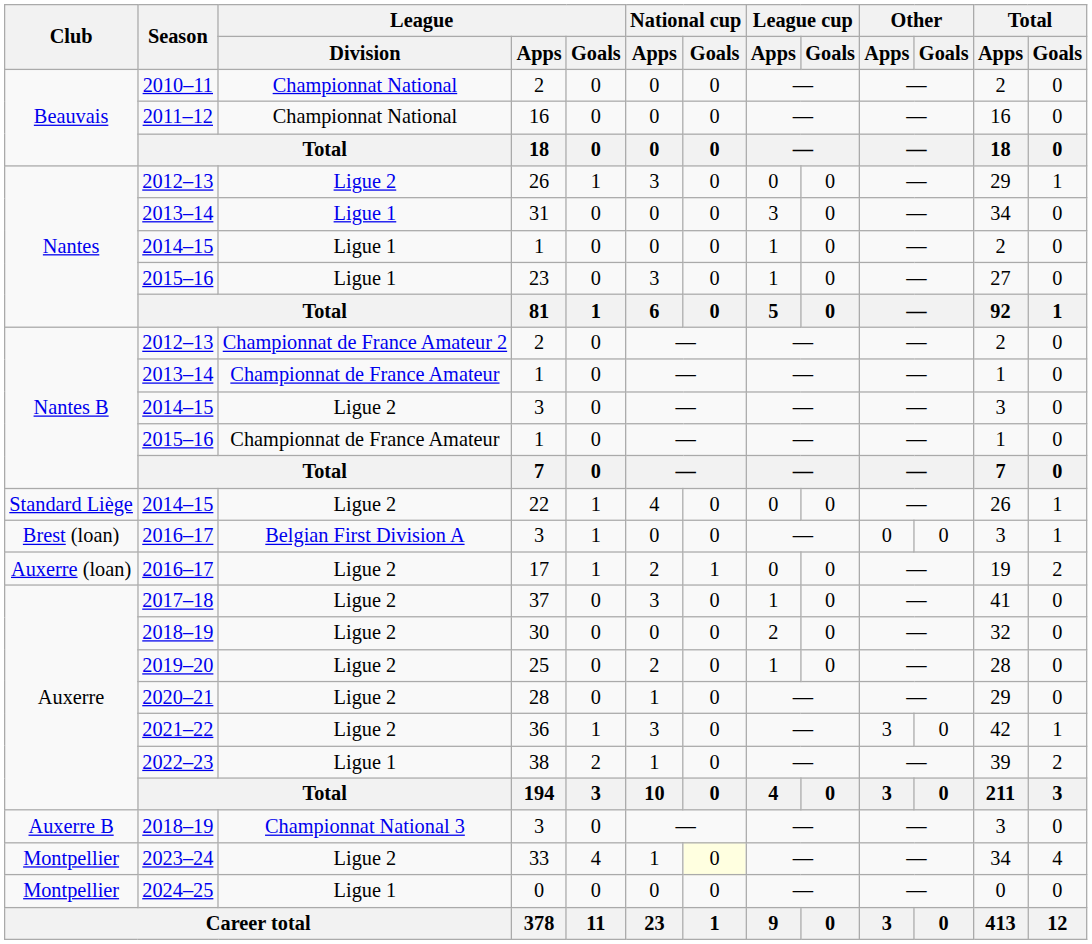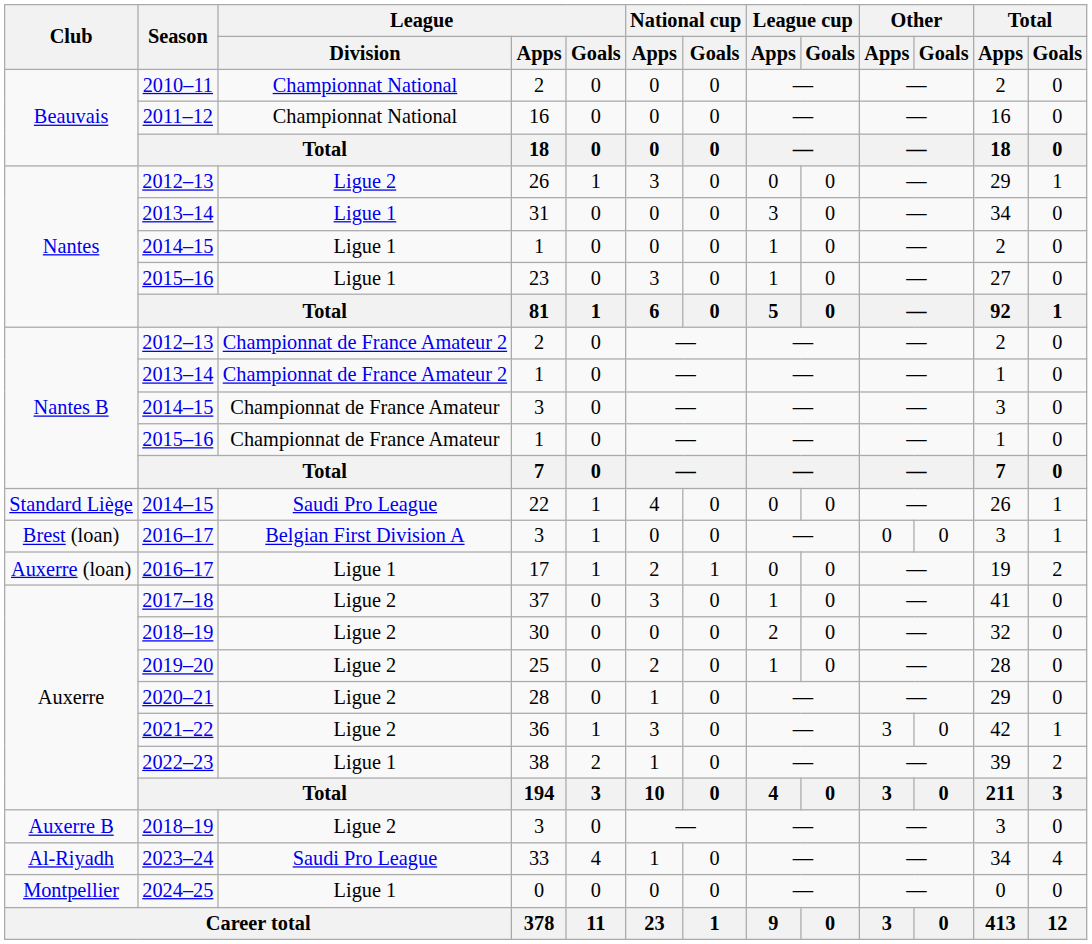(365, 375) Championnat de France Amateur -> (365, 375) Championnat de France Amateur 2
(365, 407) Ligue 2 -> (365, 407) Championnat de France Amateur
(365, 504) Ligue 2 -> (365, 504) Saudi Pro League
(365, 568) Ligue 2 -> (365, 568) Ligue 1
(365, 826) Championnat National 3 -> (365, 826) Ligue 2
(71, 858) Montpellier -> (71, 858) Al-Riyadh
(365, 858) Ligue 2 -> (365, 858) Saudi Pro League
(715, 858) lightyellow background -> (715, 858) no background
